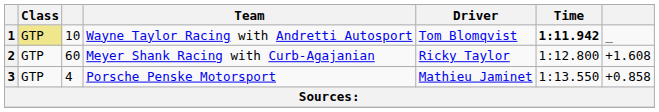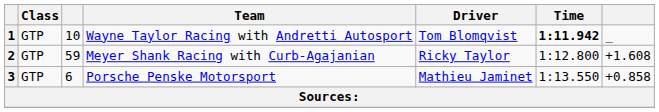(32, 35) khaki background -> (32, 35) no background
(73, 56) 60 -> (73, 56) 59
(69, 76) 4 -> (69, 76) 6
